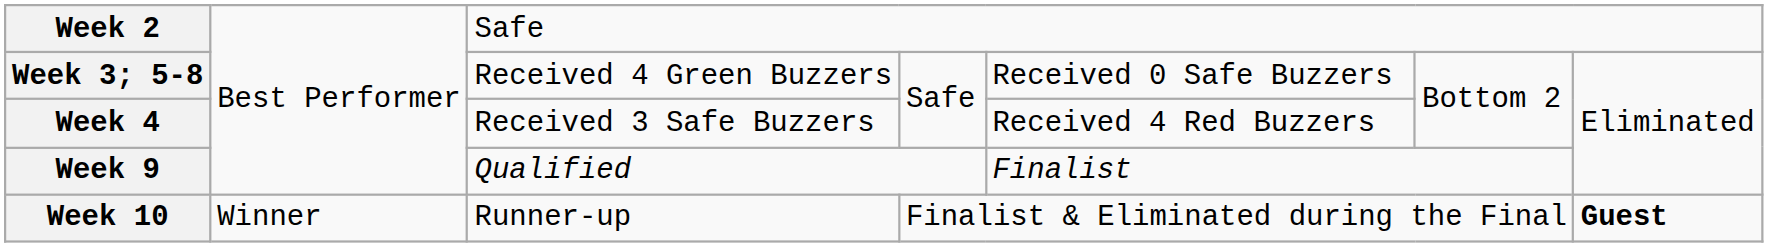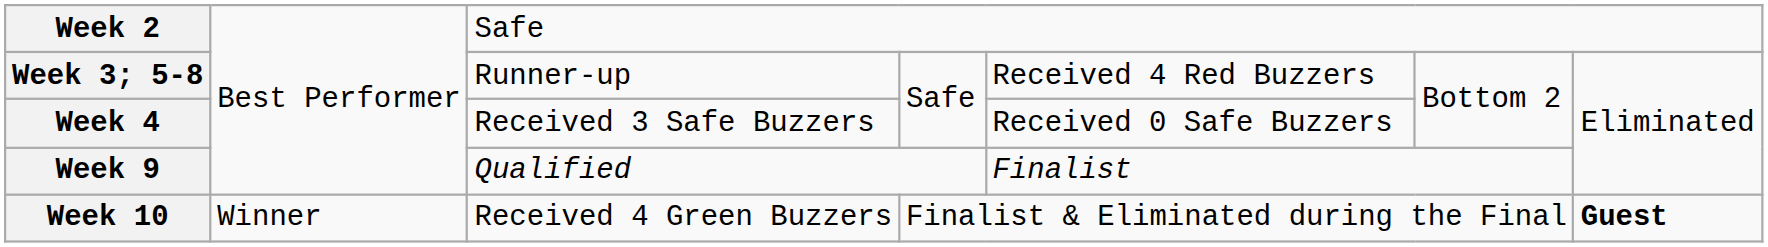(683, 76) Received 4 Green Buzzers -> (553, 76) Runner-up
(1193, 76) Received 0 Safe Buzzers -> (1184, 76) Received 4 Red Buzzers
(1184, 123) Received 4 Red Buzzers -> (1193, 123) Received 0 Safe Buzzers
(553, 218) Runner-up -> (683, 218) Received 4 Green Buzzers
